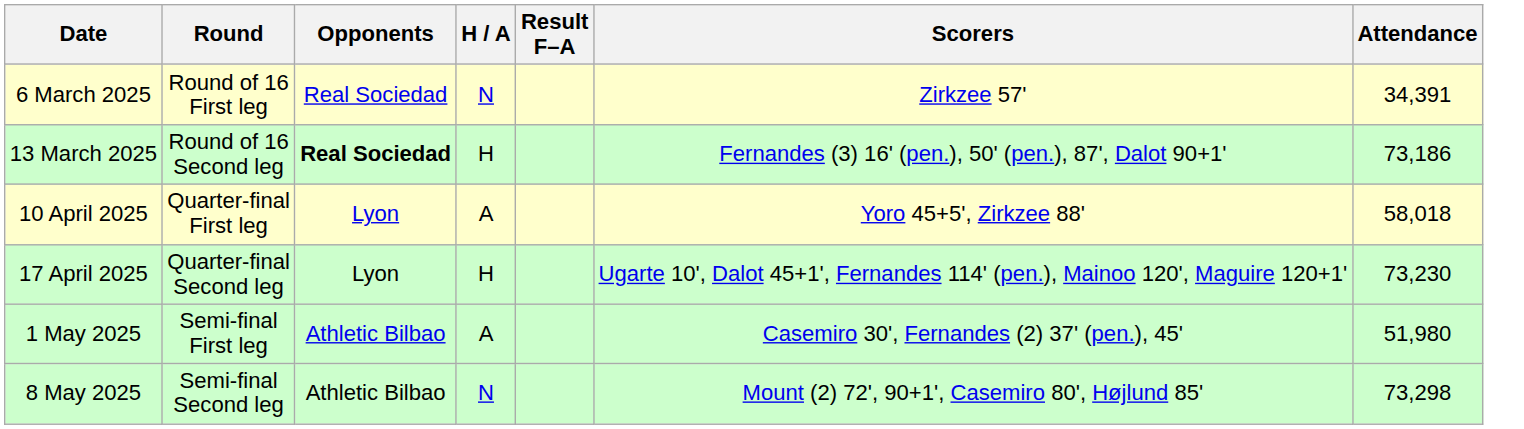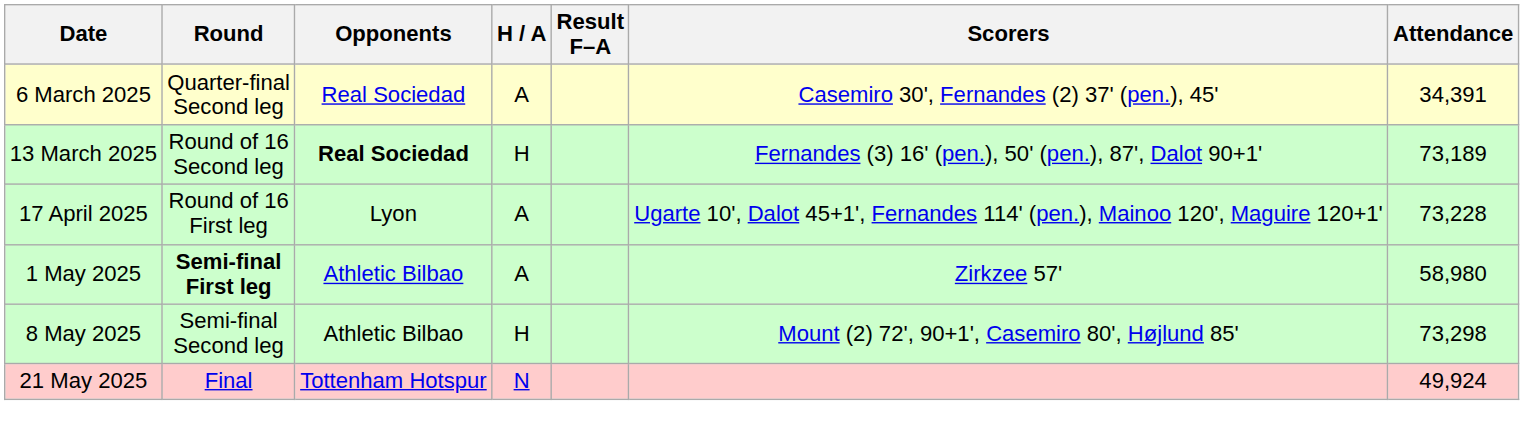(229, 94) Round of 16 First leg -> (229, 94) Quarter-final Second leg
(486, 94) N -> (522, 94) A
(973, 94) Zirkzee 57' -> (1009, 94) Casemiro 30', Fernandes (2) 37' (pen.), 45'
(1418, 154) 73,186 -> (1453, 154) 73,189
- row: (83, 214)
(229, 273) Quarter-final Second leg -> (229, 214) Round of 16 First leg
(486, 273) H -> (522, 214) A
(1418, 273) 73,230 -> (1453, 214) 73,228
(229, 333) normal -> (229, 273) bold
(973, 333) Casemiro 30', Fernandes (2) 37' (pen.), 45' -> (1009, 273) Zirkzee 57'
(1418, 333) 51,980 -> (1453, 273) 58,980
(486, 393) N -> (522, 333) H
+ row: (83, 381)
